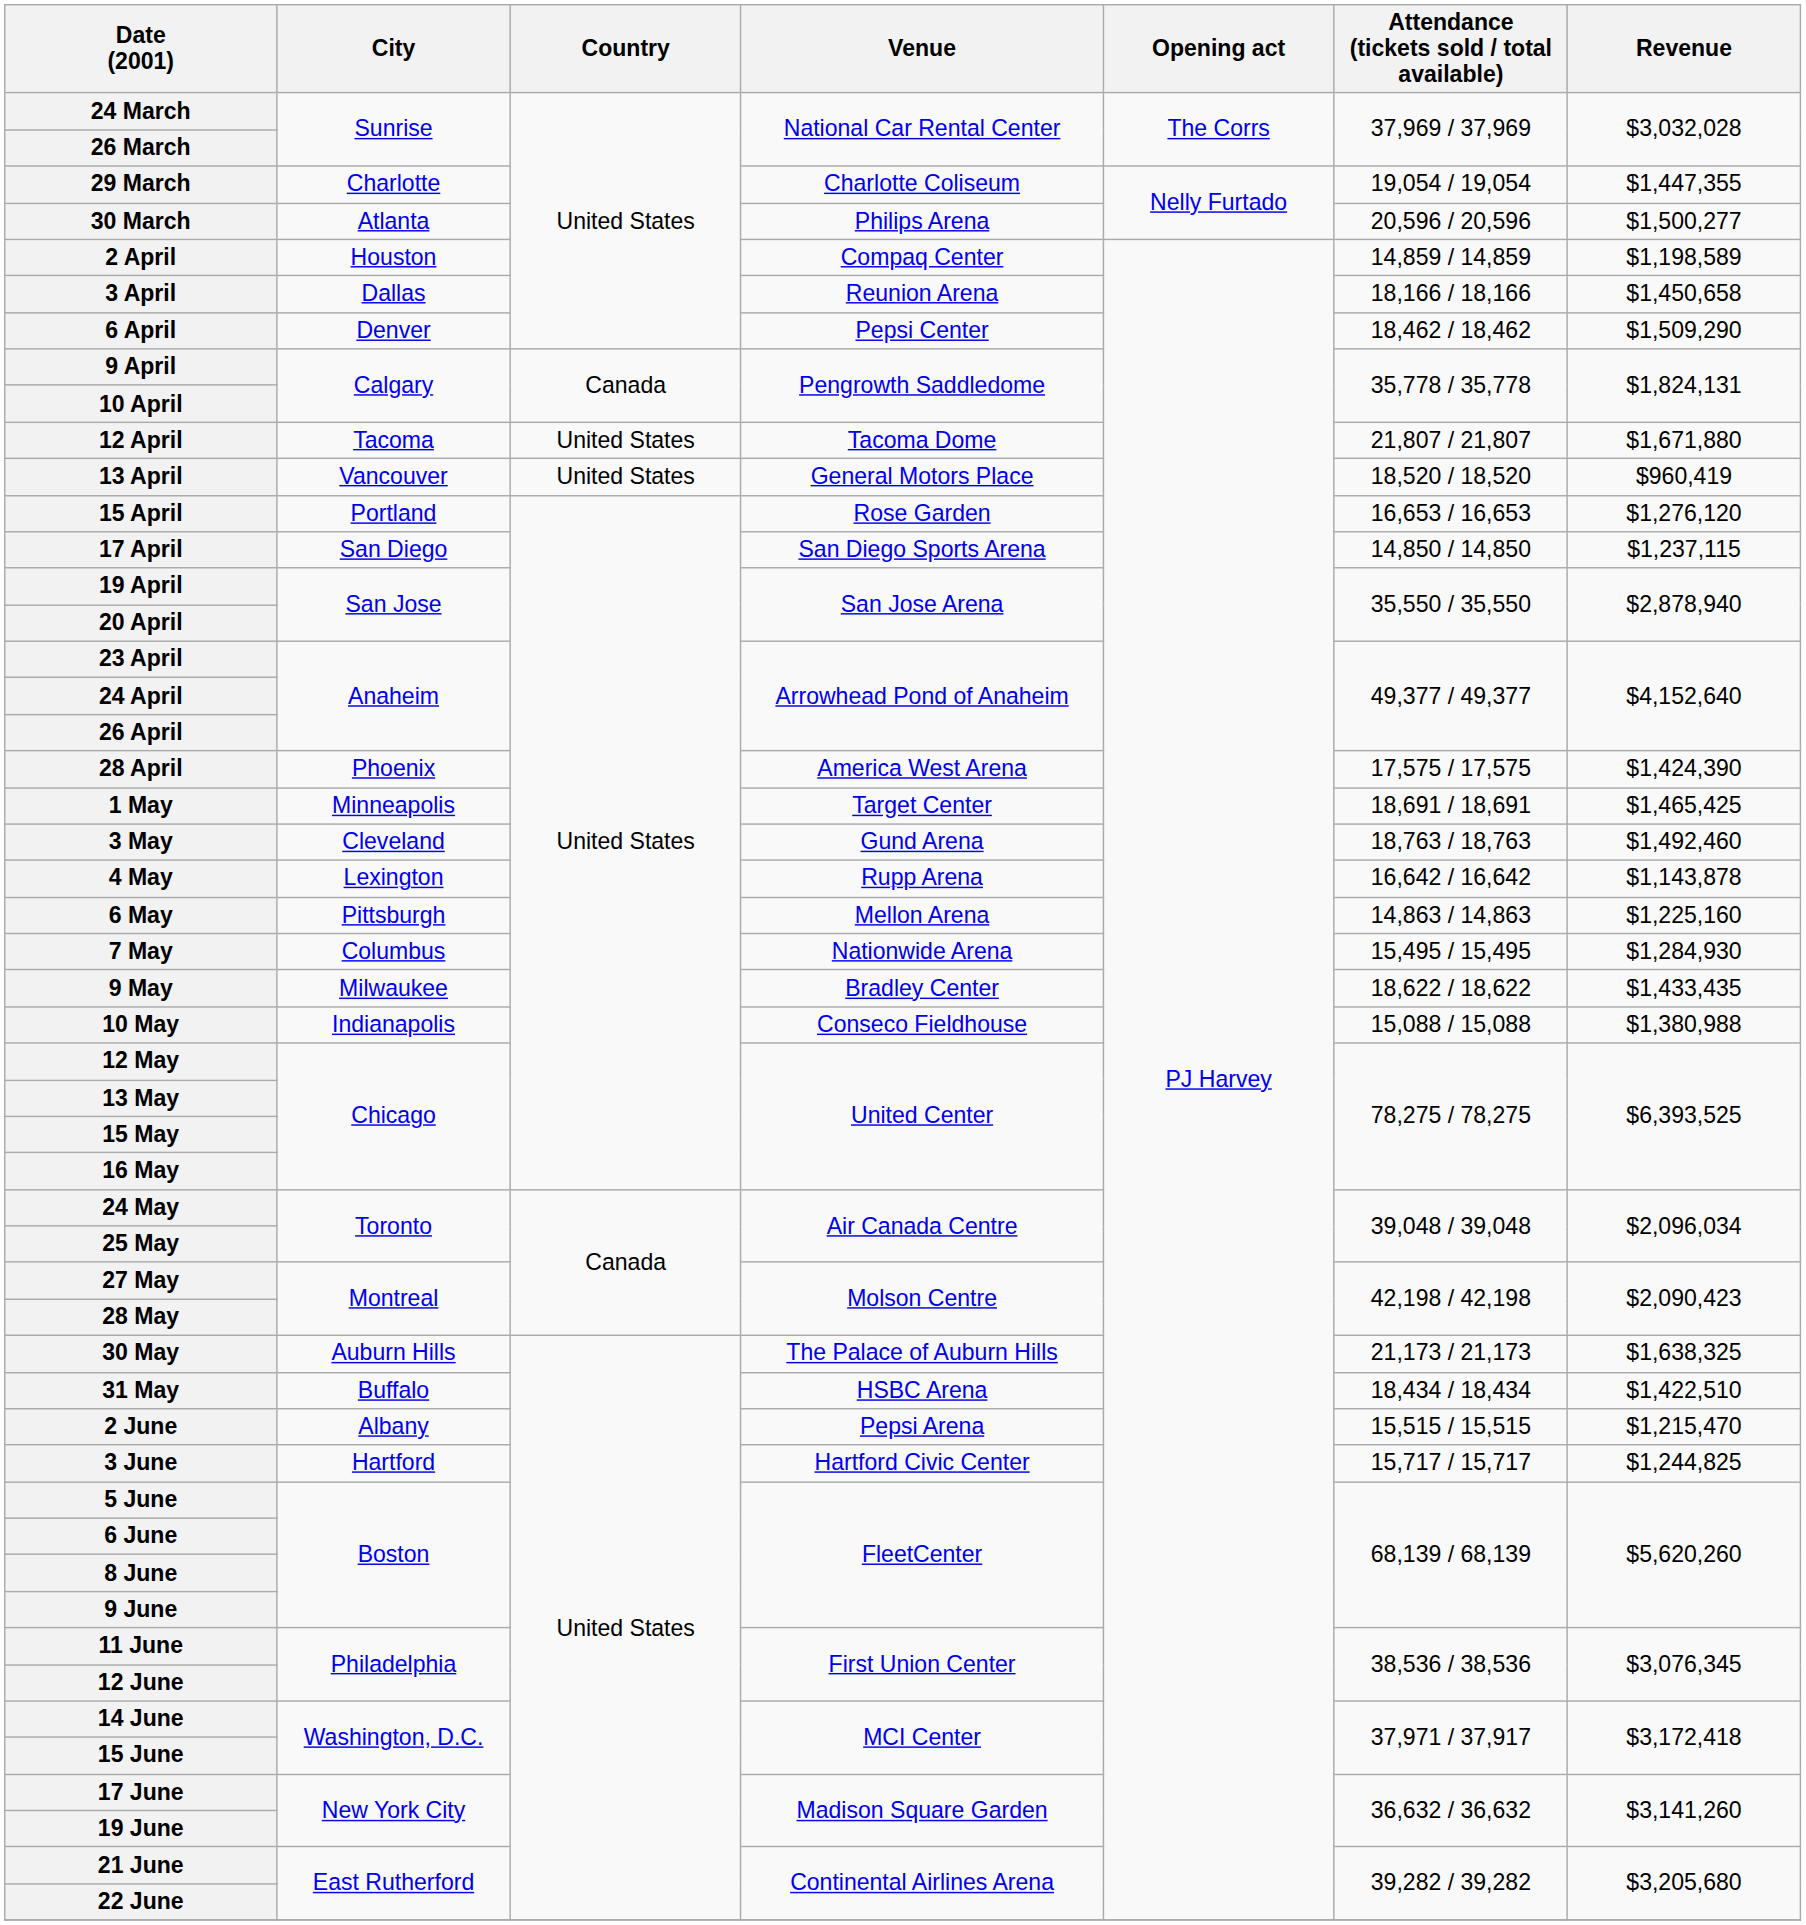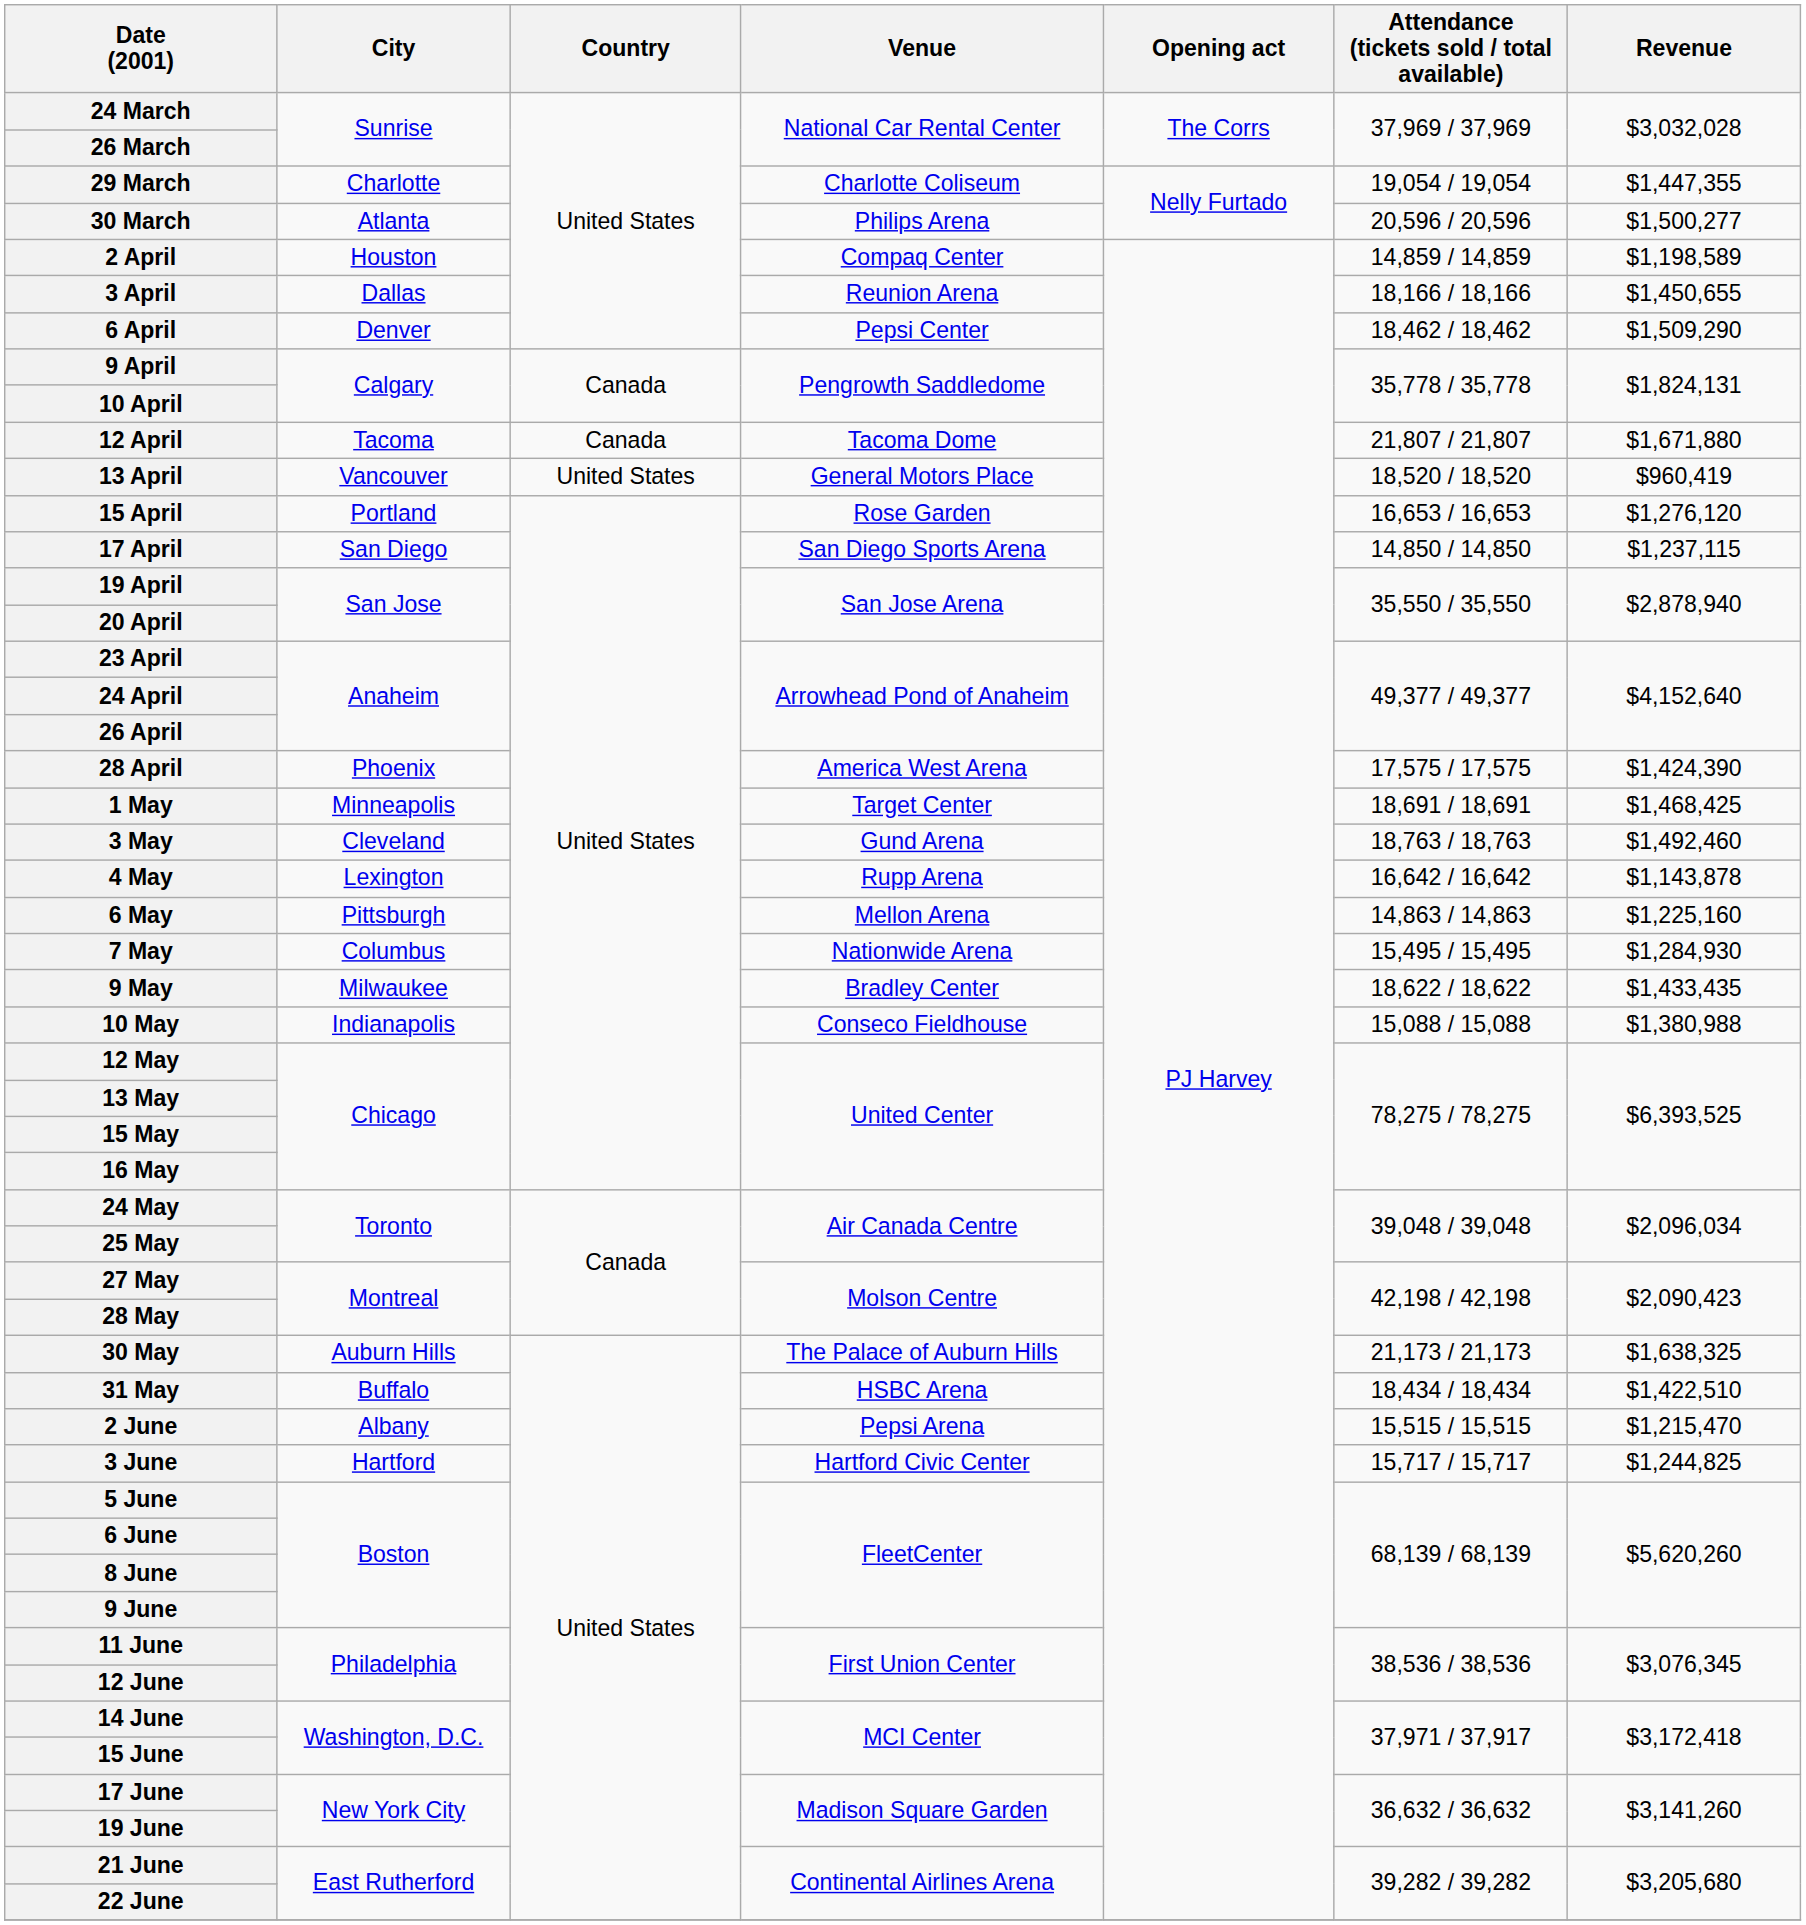(1684, 293) $1,450,658 -> (1684, 293) $1,450,655
(626, 440) United States -> (626, 440) Canada
(1684, 805) $1,465,425 -> (1684, 805) $1,468,425
